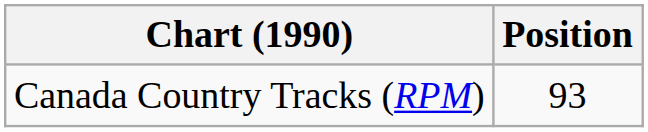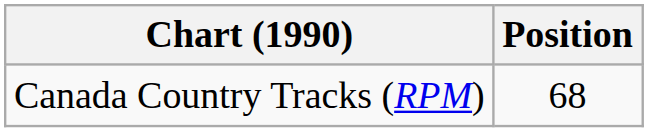(568, 94) 93 -> (568, 94) 68
